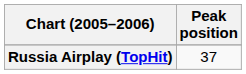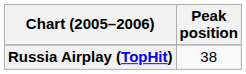(209, 57) 37 -> (209, 57) 38
